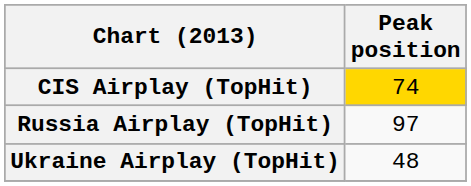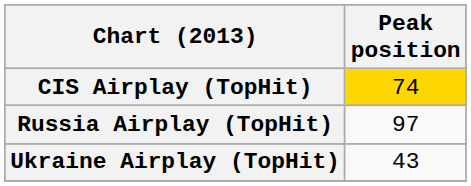(406, 162) 48 -> (406, 162) 43
